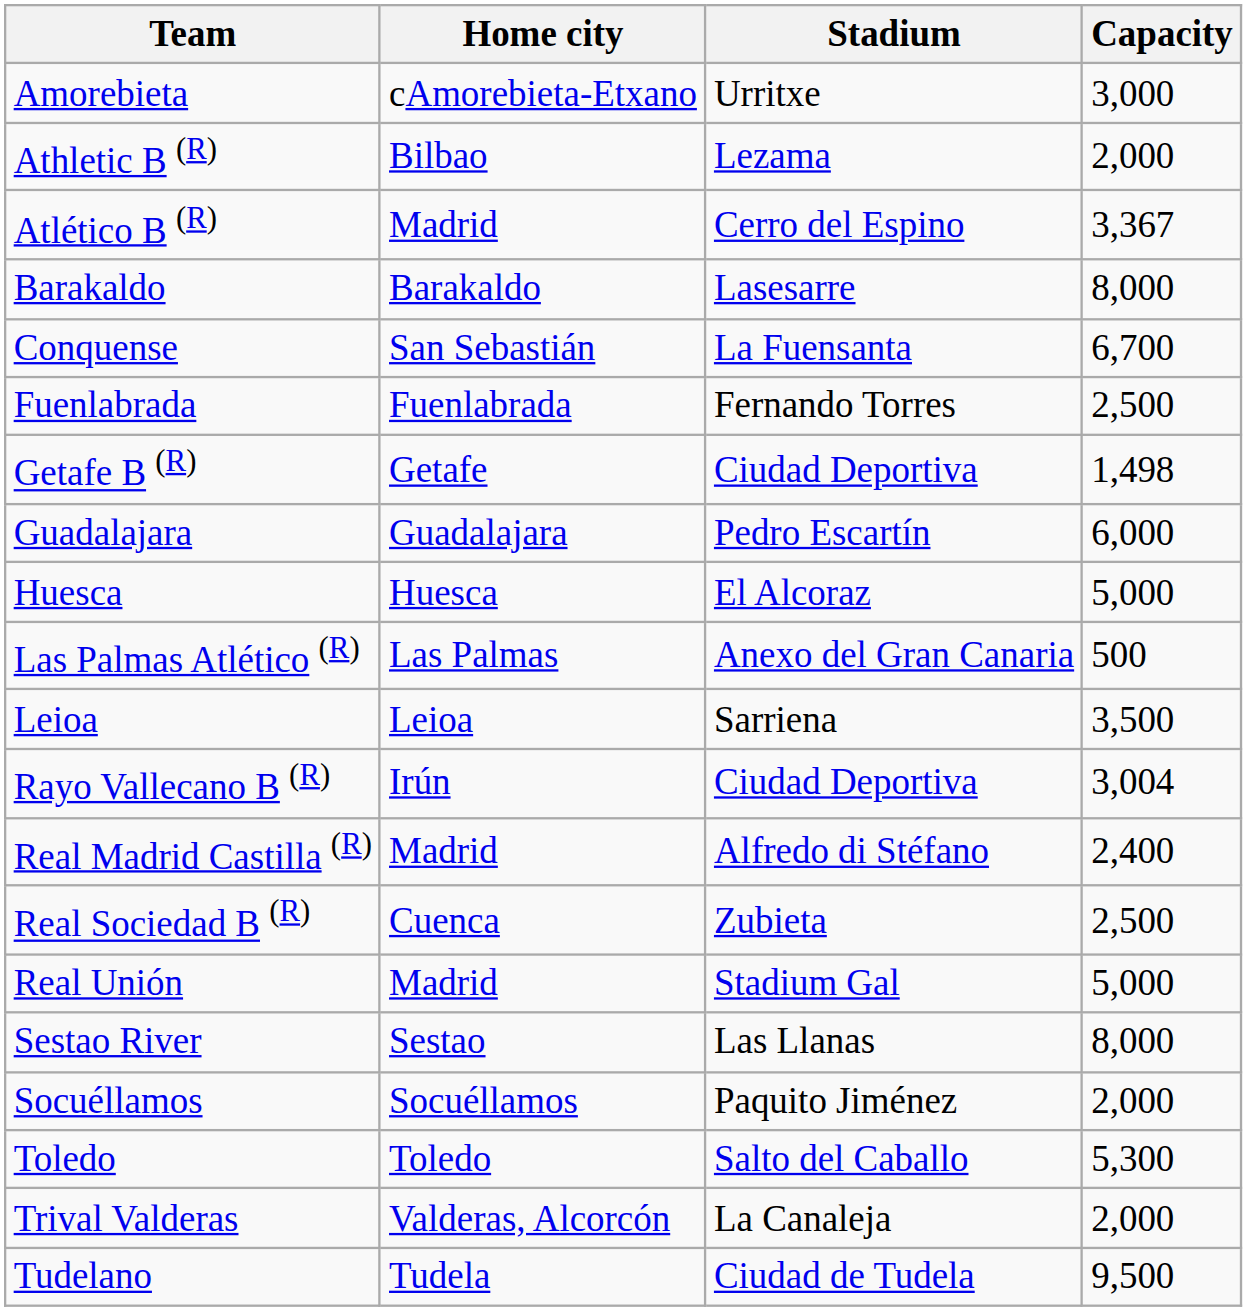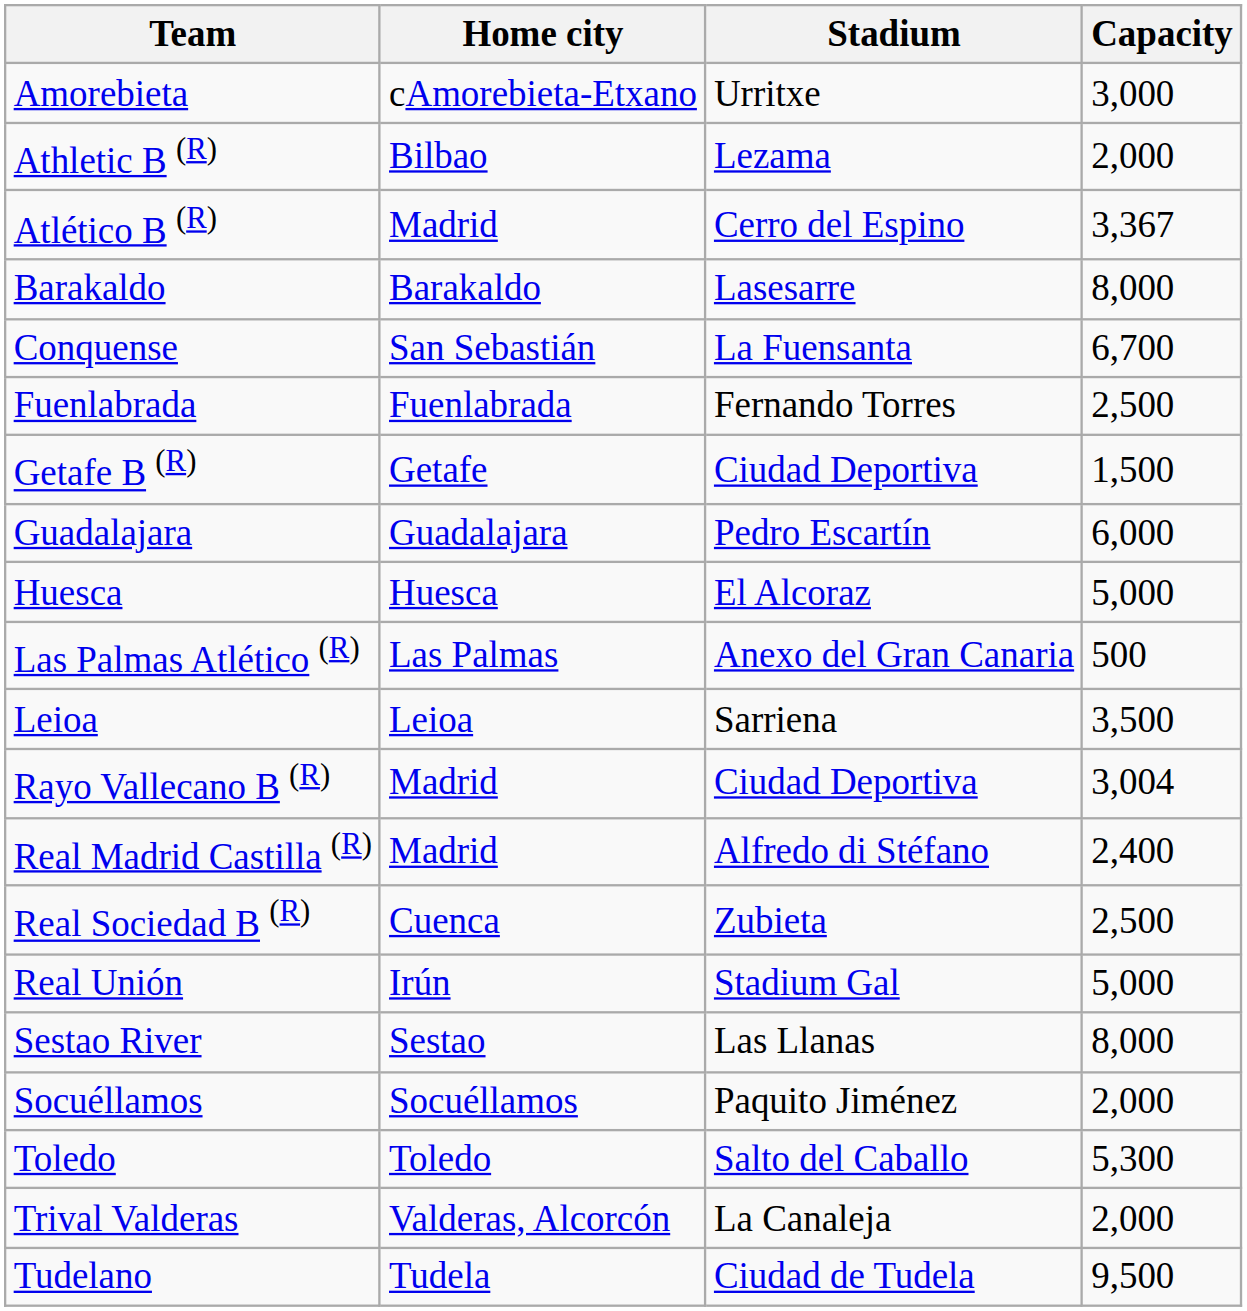(1133, 469) 1,498 -> (1133, 469) 1,500
(420, 782) Irún -> (443, 782) Madrid
(443, 983) Madrid -> (420, 983) Irún
